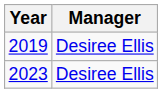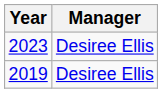rows swapped: (28, 46) <-> (28, 74)
